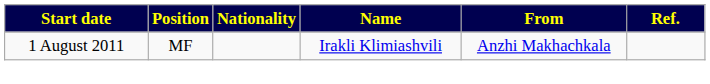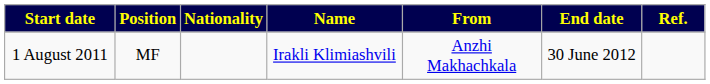+ column: (592, 18)
